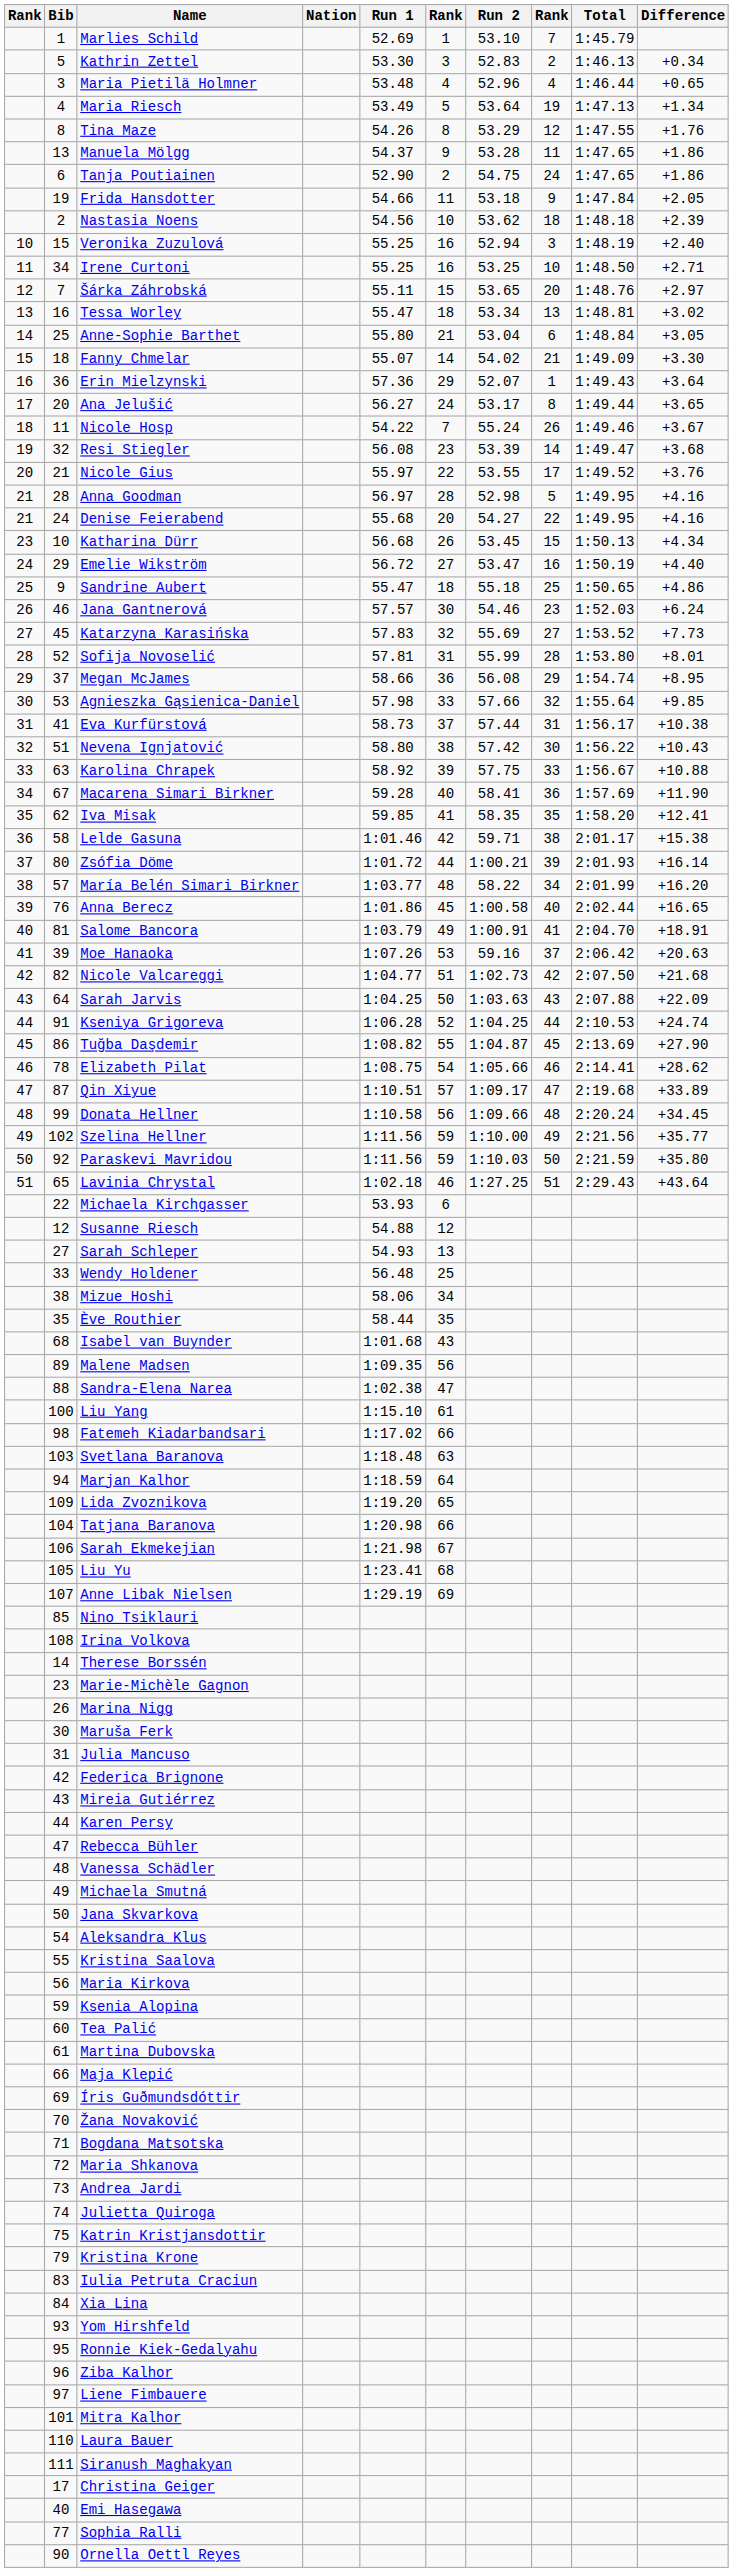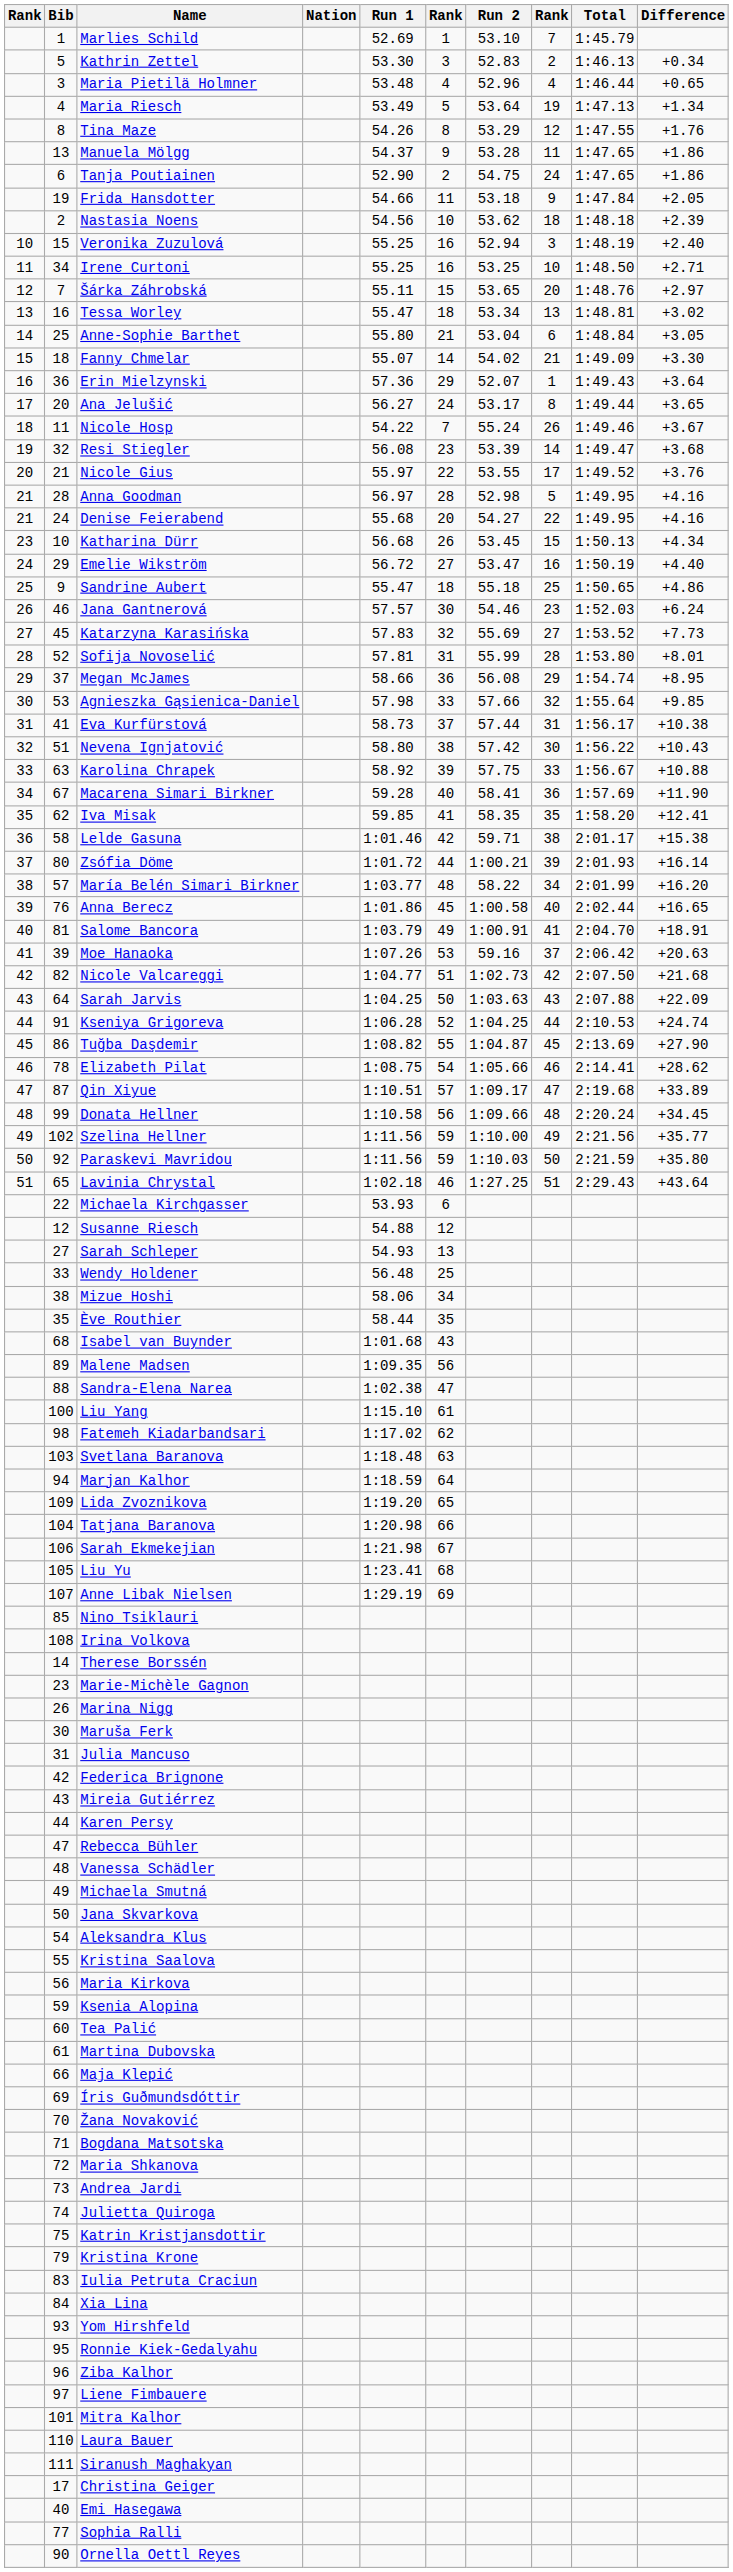(446, 1435) 66 -> (446, 1435) 62
